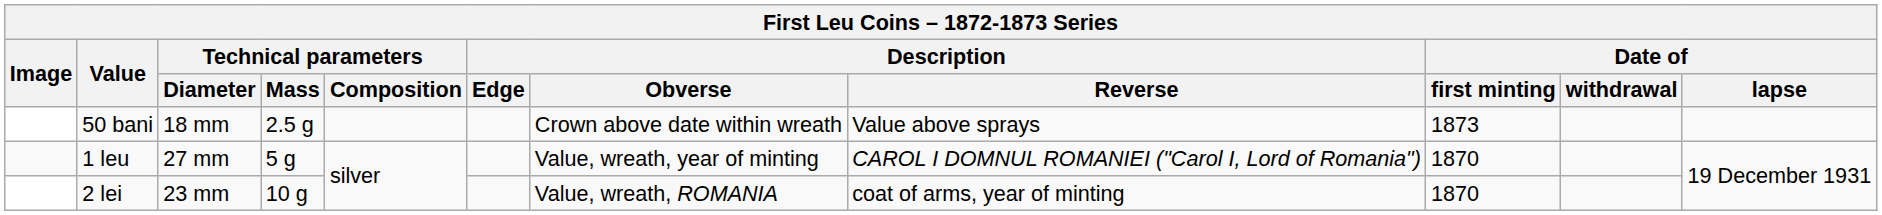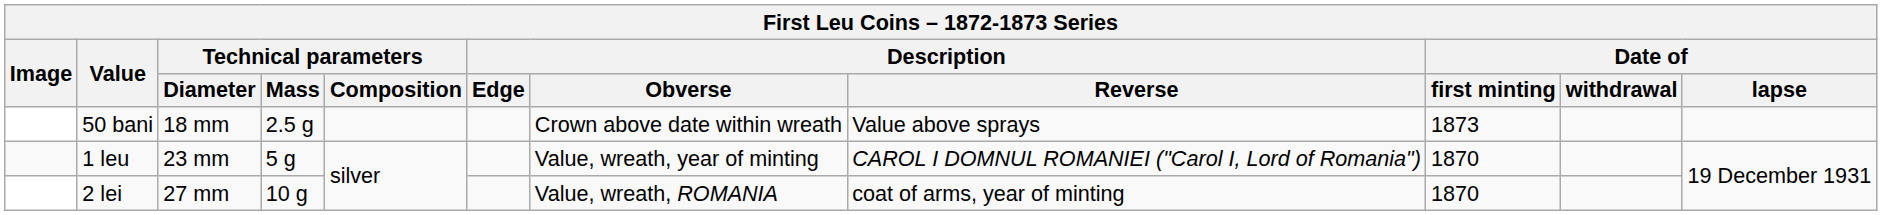(196, 159) 27 mm -> (196, 159) 23 mm
(196, 193) 23 mm -> (196, 193) 27 mm
